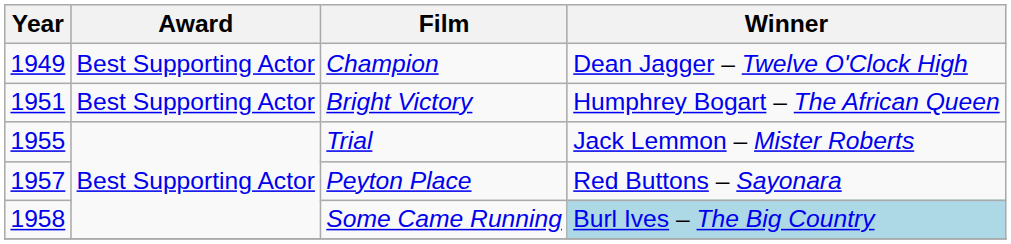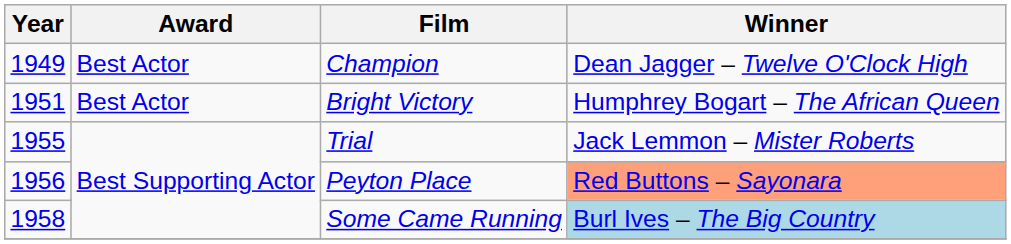(196, 63) Best Supporting Actor -> (133, 63) Best Actor
(196, 102) Best Supporting Actor -> (133, 102) Best Actor
(38, 180) 1957 -> (38, 180) 1956
(708, 180) no background -> (708, 180) lightsalmon background
